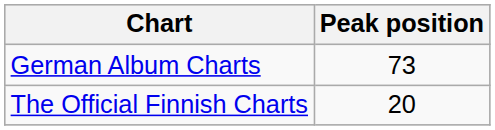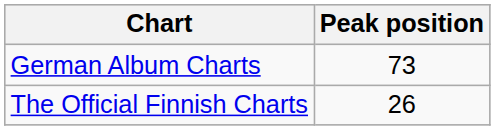(402, 104) 20 -> (402, 104) 26
